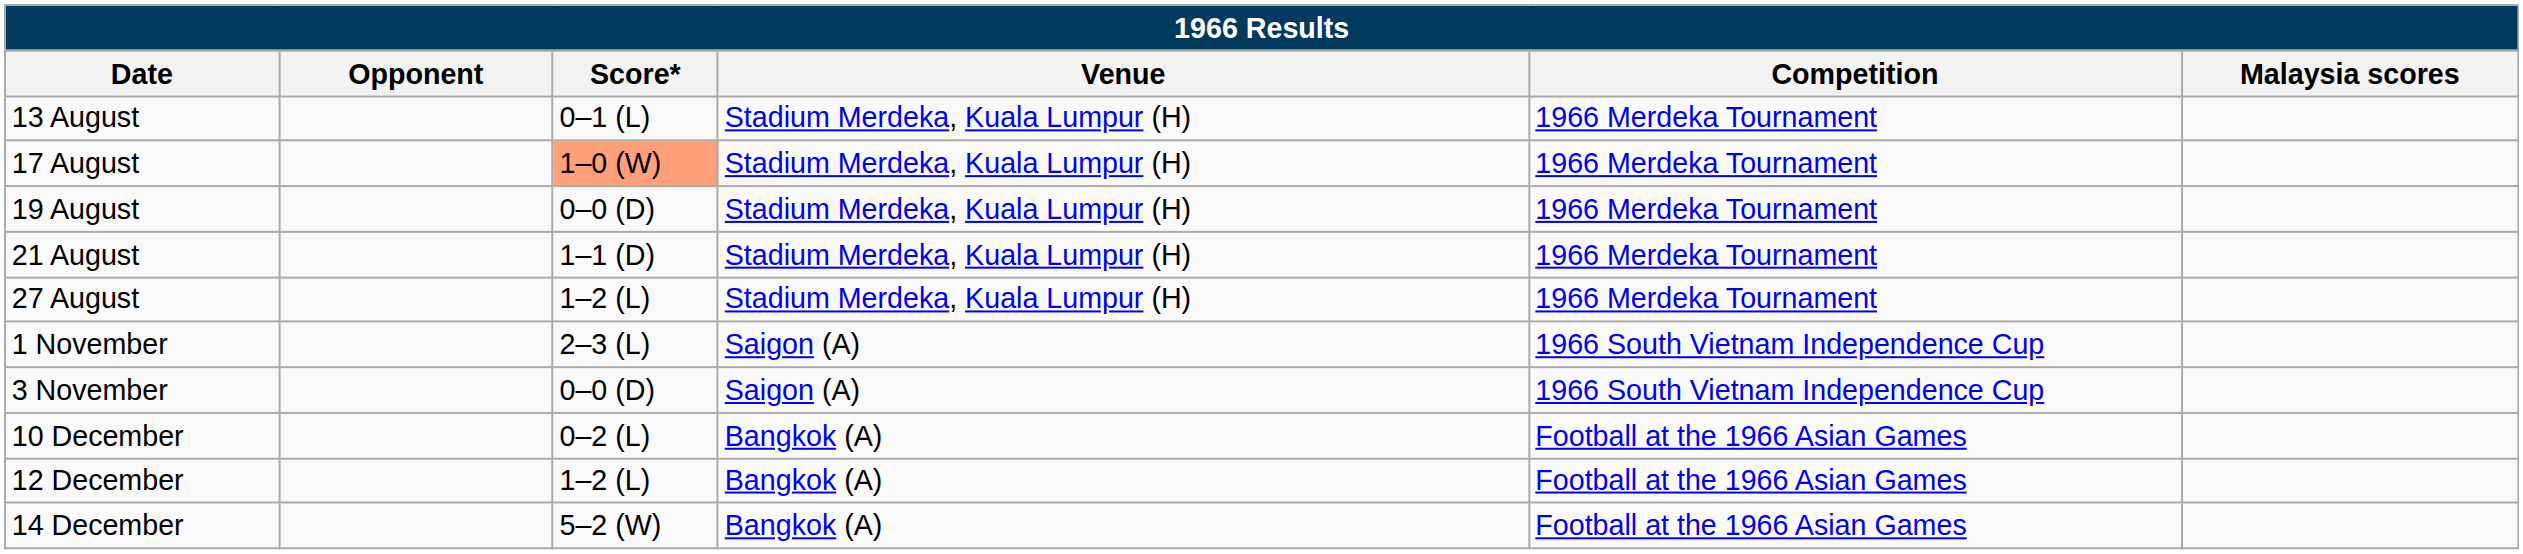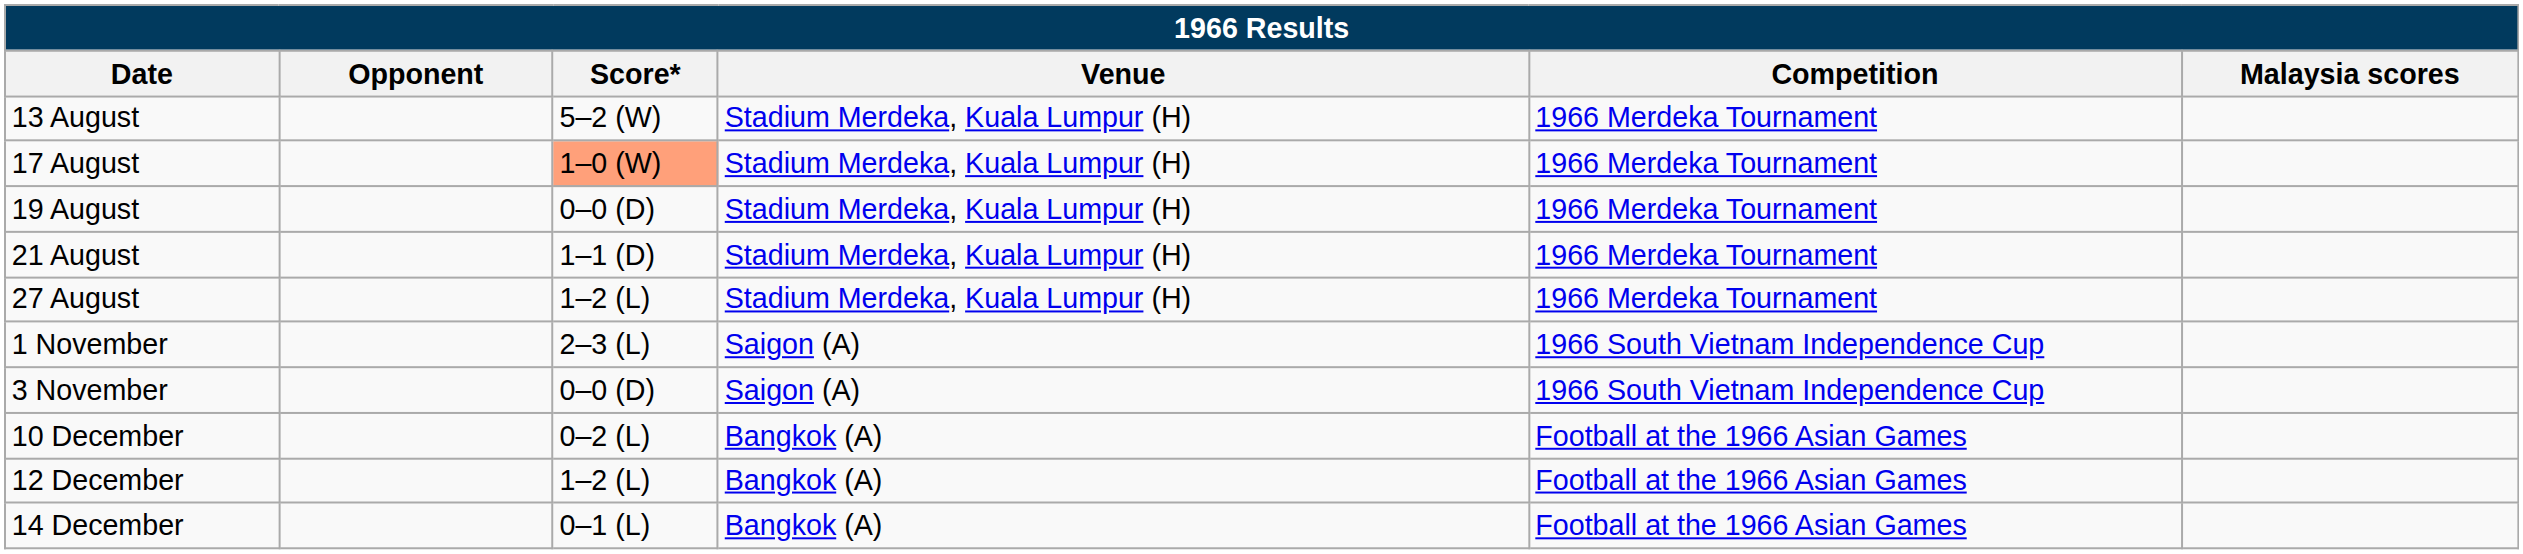(605, 119) 0–1 (L) -> (610, 119) 5–2 (W)
(610, 526) 5–2 (W) -> (605, 526) 0–1 (L)
